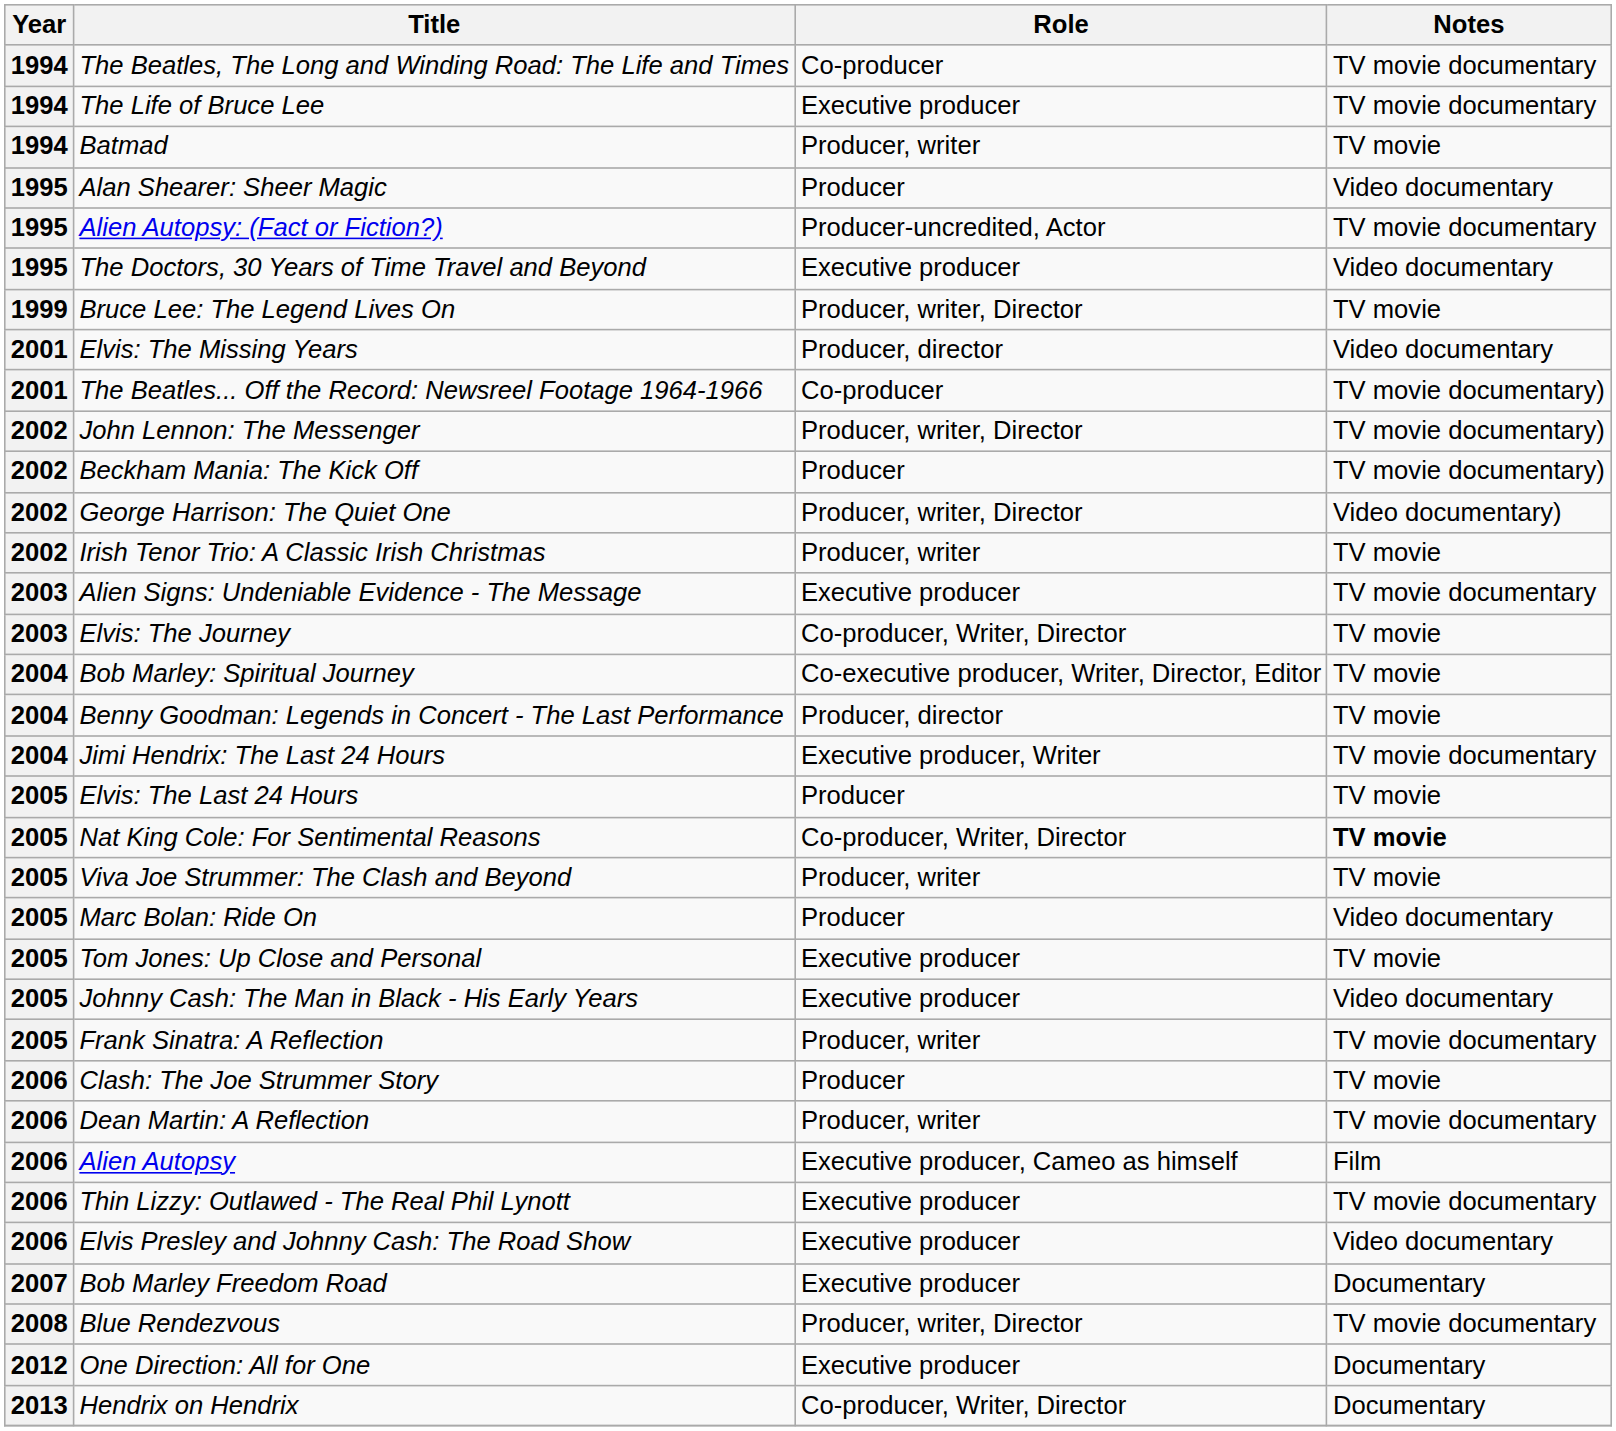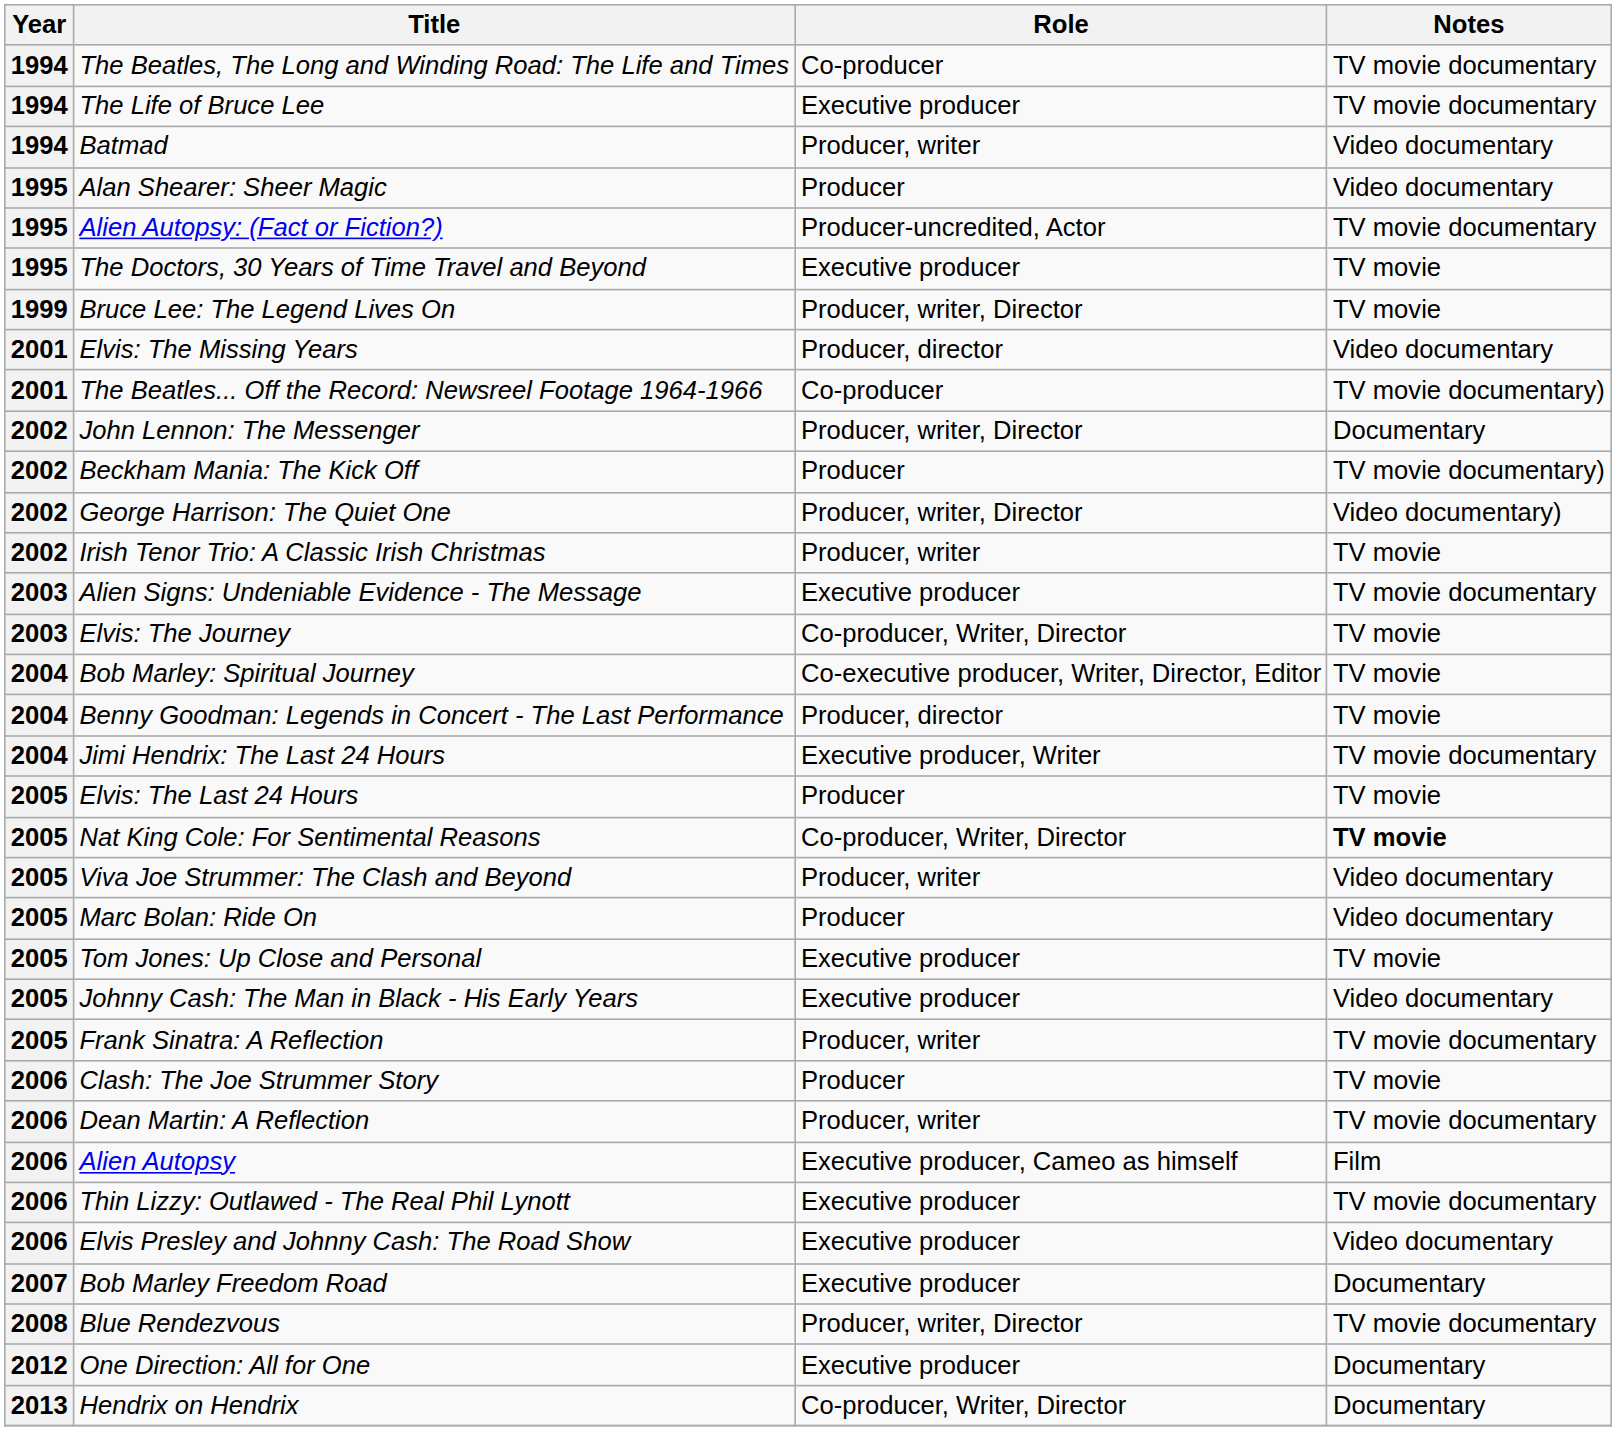(1387, 146) TV movie -> (1443, 146) Video documentary
(1443, 268) Video documentary -> (1387, 268) TV movie
(1469, 430) TV movie documentary) -> (1409, 430) Documentary
(1387, 877) TV movie -> (1443, 877) Video documentary
